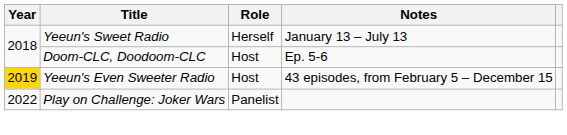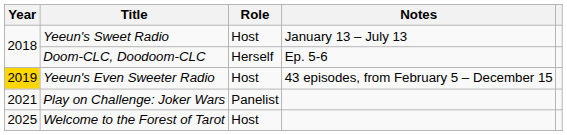(252, 36) Herself -> (245, 36) Host
(245, 57) Host -> (252, 57) Herself
(22, 99) 2022 -> (22, 99) 2021
+ row: (134, 120)
